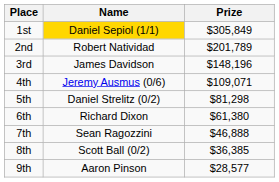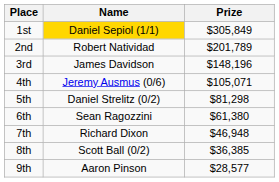(229, 82) $109,071 -> (229, 82) $105,071
(114, 116) Richard Dixon -> (114, 116) Sean Ragozzini
(114, 133) Sean Ragozzini -> (114, 133) Richard Dixon
(229, 133) $46,888 -> (229, 133) $46,948
